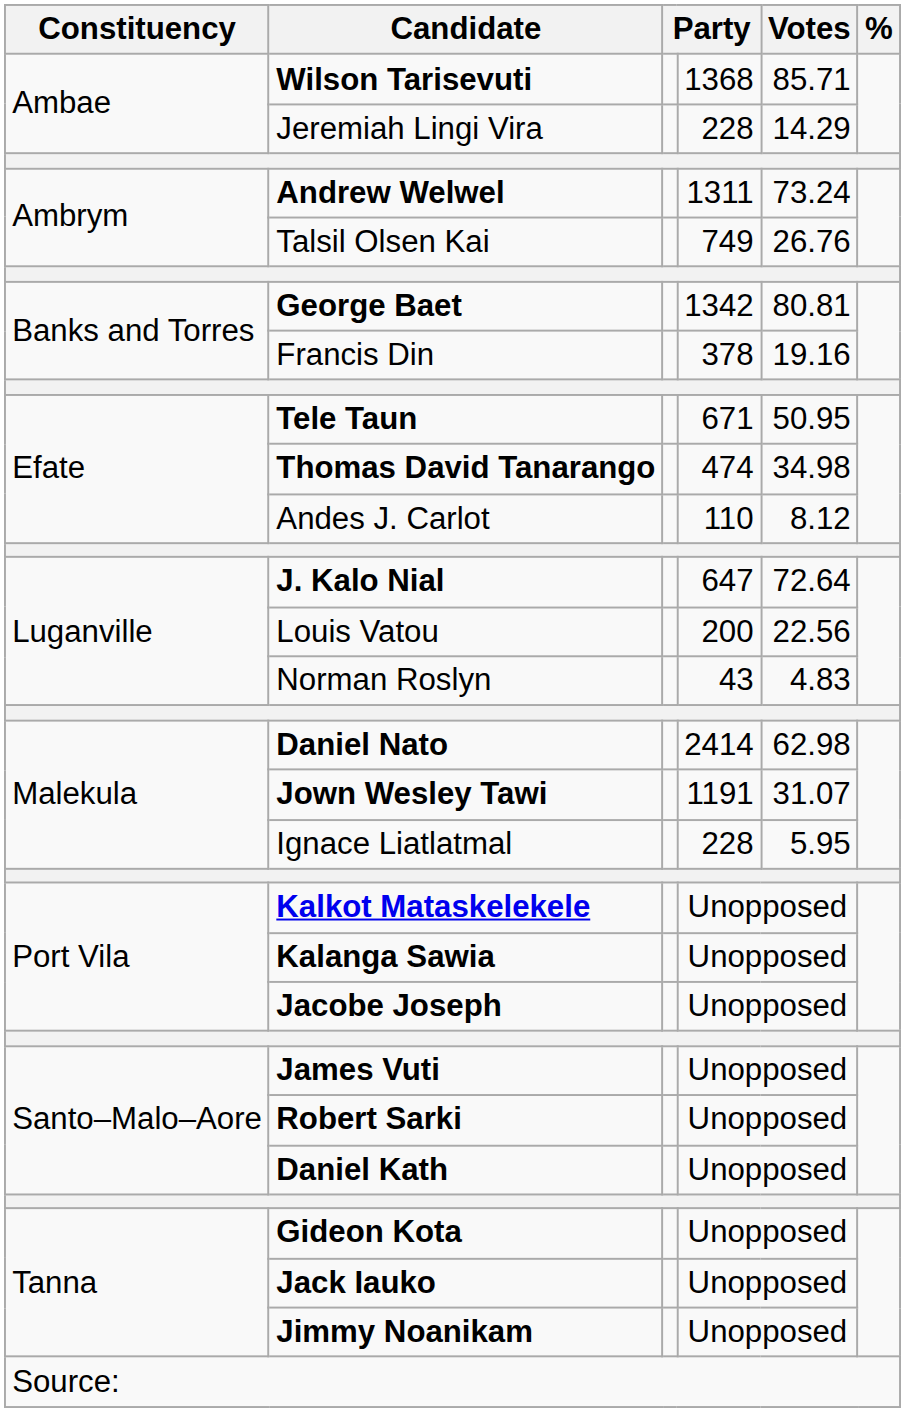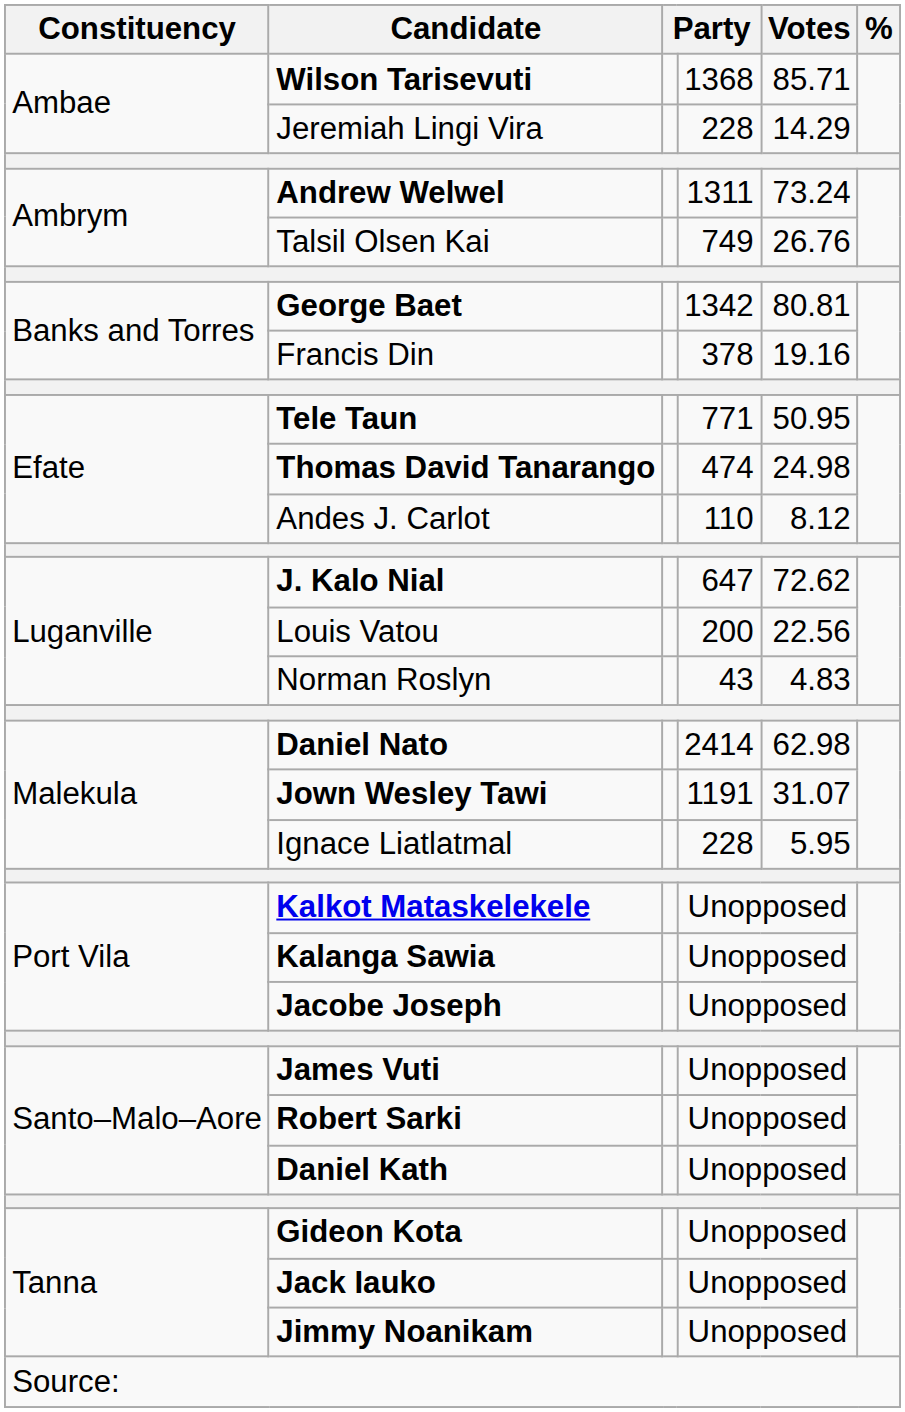(728, 418) 671 -> (728, 418) 771
(812, 468) 34.98 -> (812, 468) 24.98
(812, 581) 72.64 -> (812, 581) 72.62
